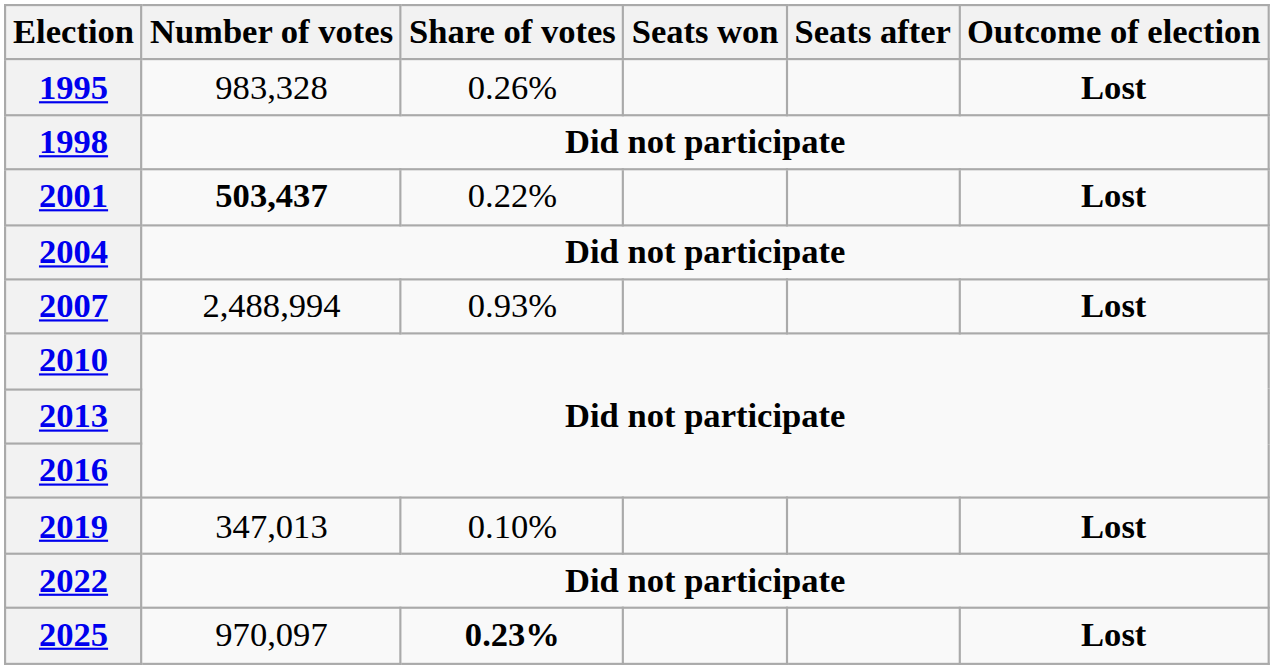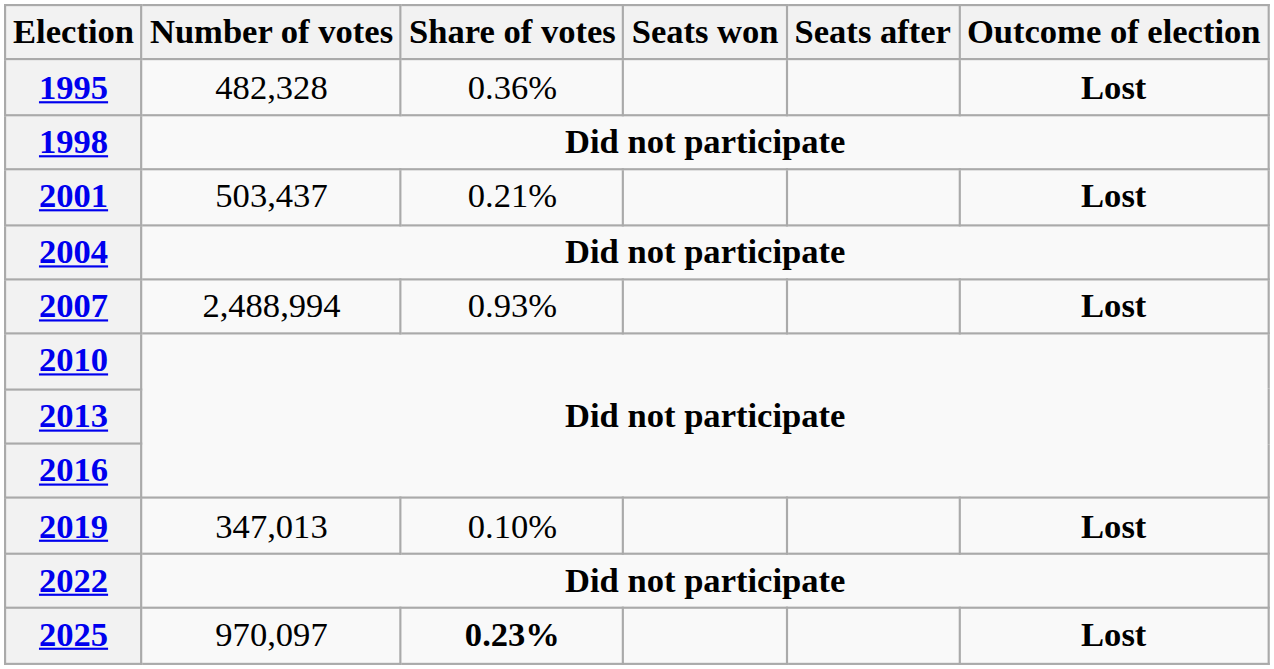(272, 86) 983,328 -> (272, 86) 482,328
(512, 86) 0.26% -> (512, 86) 0.36%
(272, 196) bold -> (272, 196) normal
(512, 196) 0.22% -> (512, 196) 0.21%
